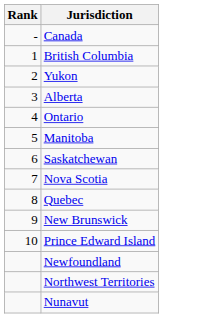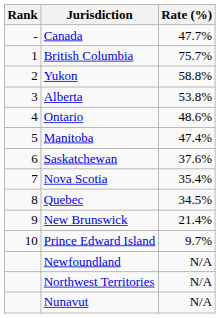+ column: (187, 14)
